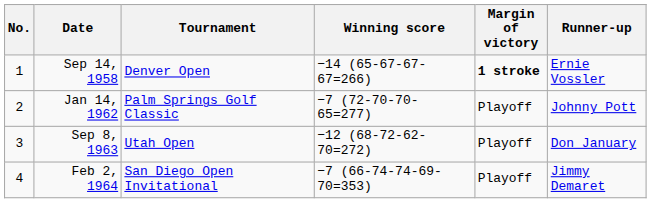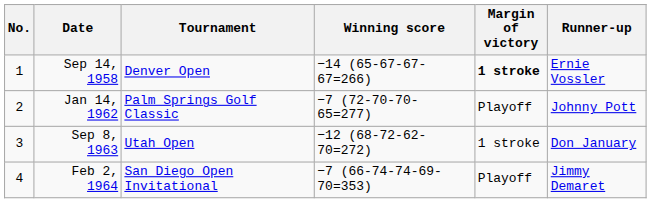(505, 144) Playoff -> (509, 144) 1 stroke
